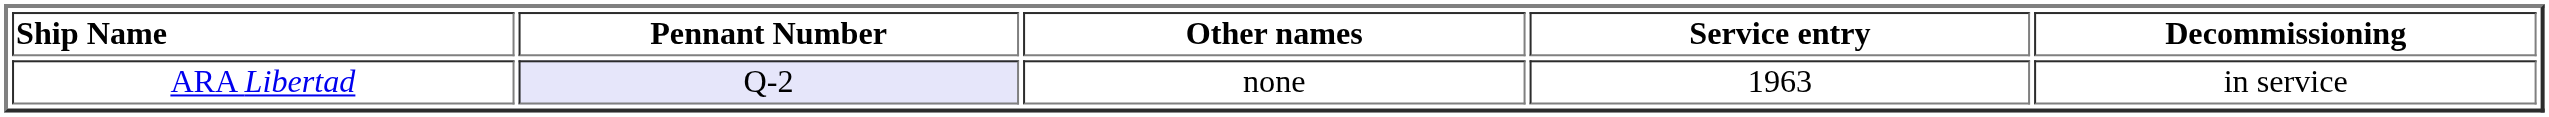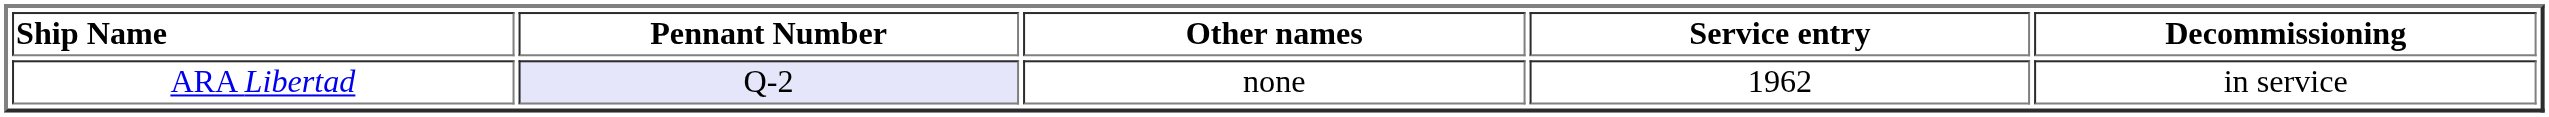(1780, 81) 1963 -> (1780, 81) 1962
